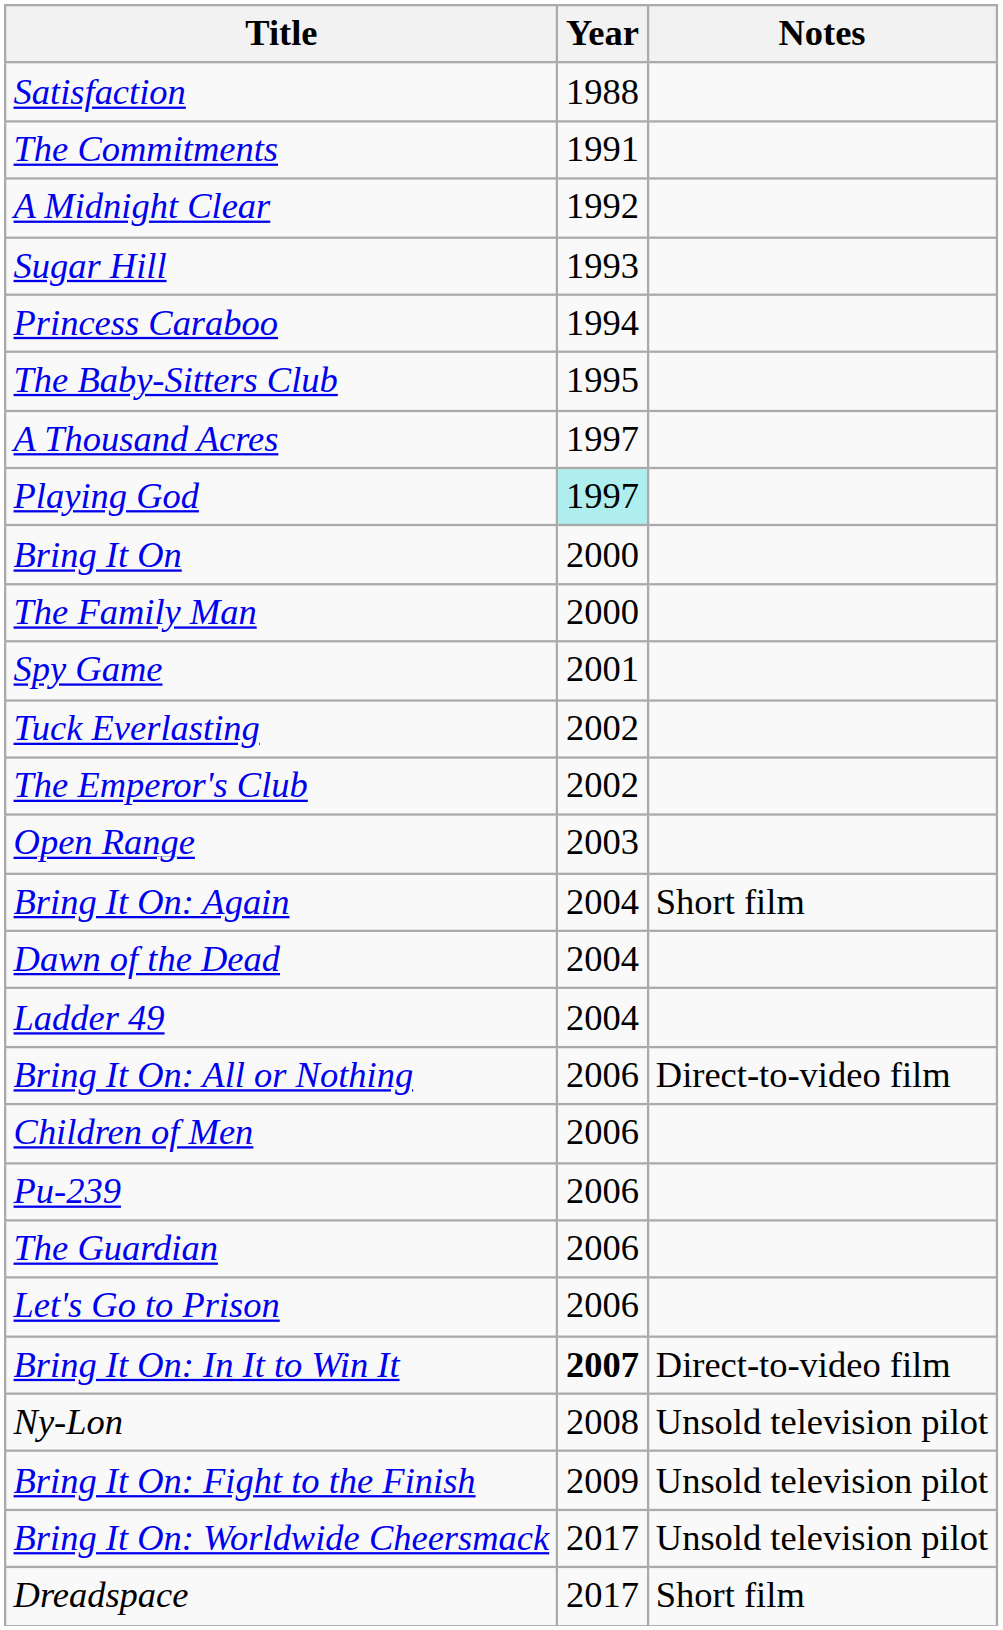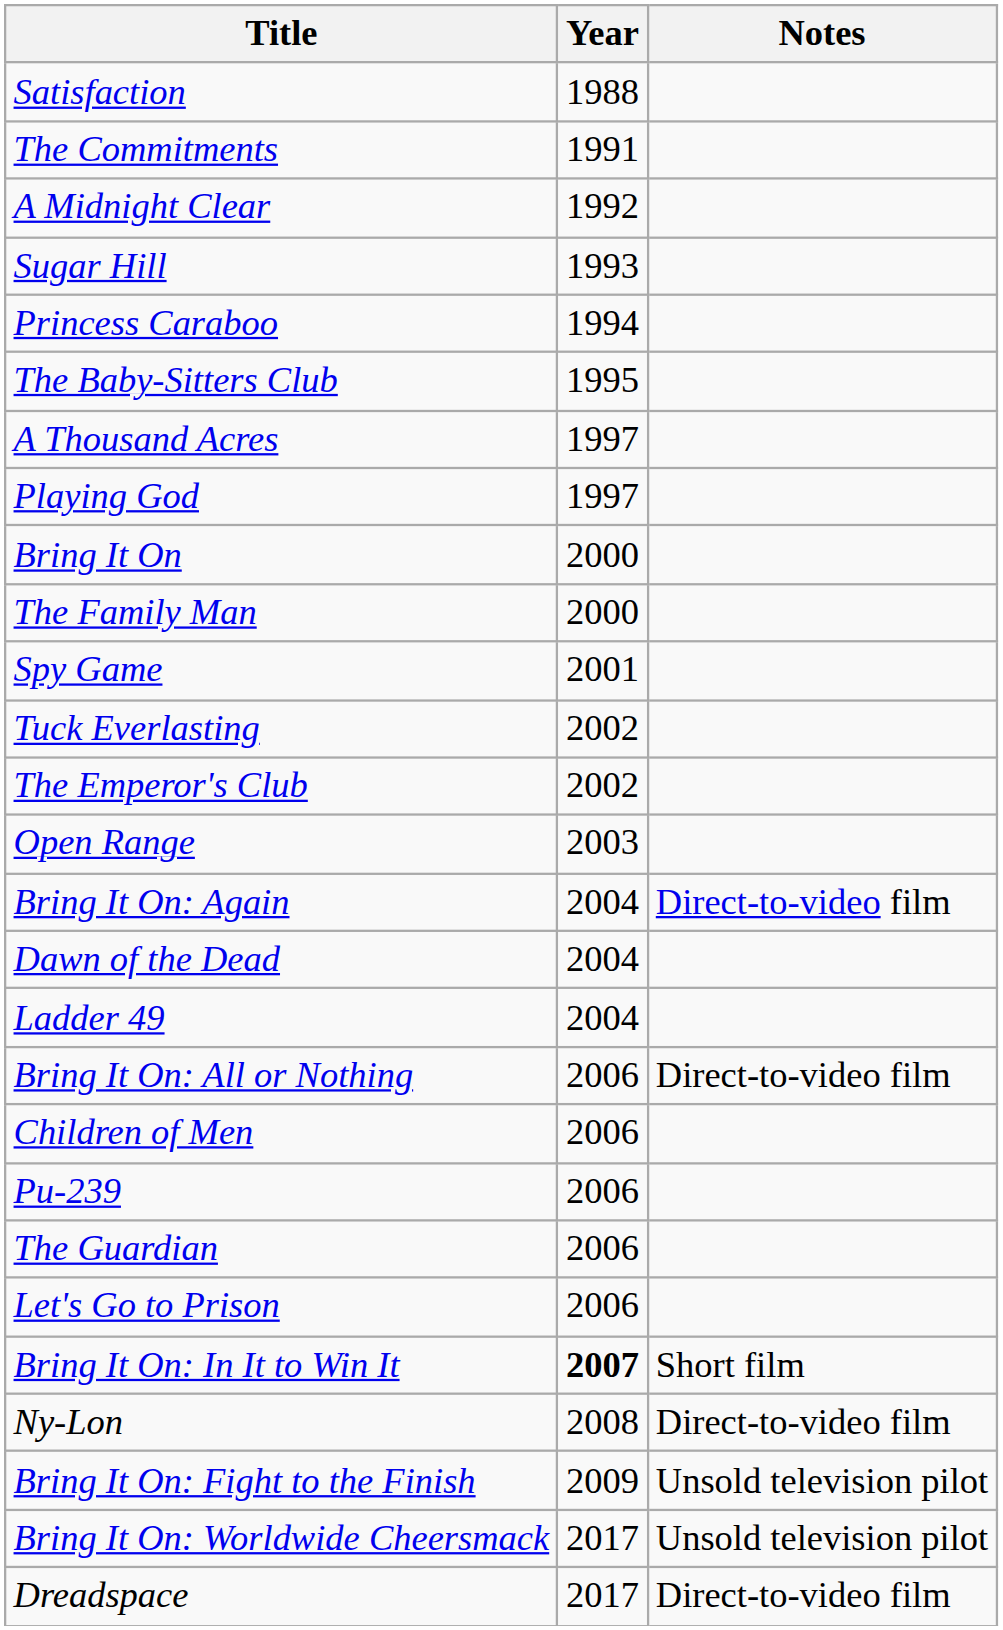(602, 496) paleturquoise background -> (602, 496) no background
(730, 901) Short film -> (803, 901) Direct-to-video film
(803, 1364) Direct-to-video film -> (730, 1364) Short film
(822, 1421) Unsold television pilot -> (803, 1421) Direct-to-video film
(730, 1595) Short film -> (803, 1595) Direct-to-video film
